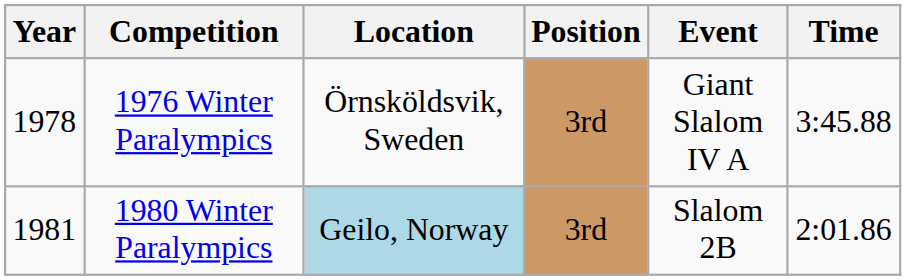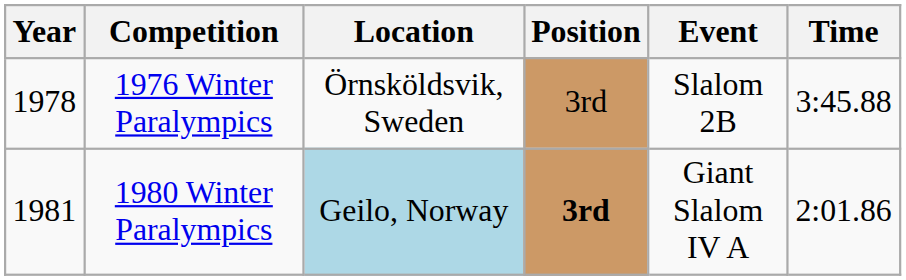(718, 121) Giant Slalom IV A -> (718, 102) Slalom 2B
(586, 230) normal -> (586, 211) bold
(718, 230) Slalom 2B -> (718, 211) Giant Slalom IV A
